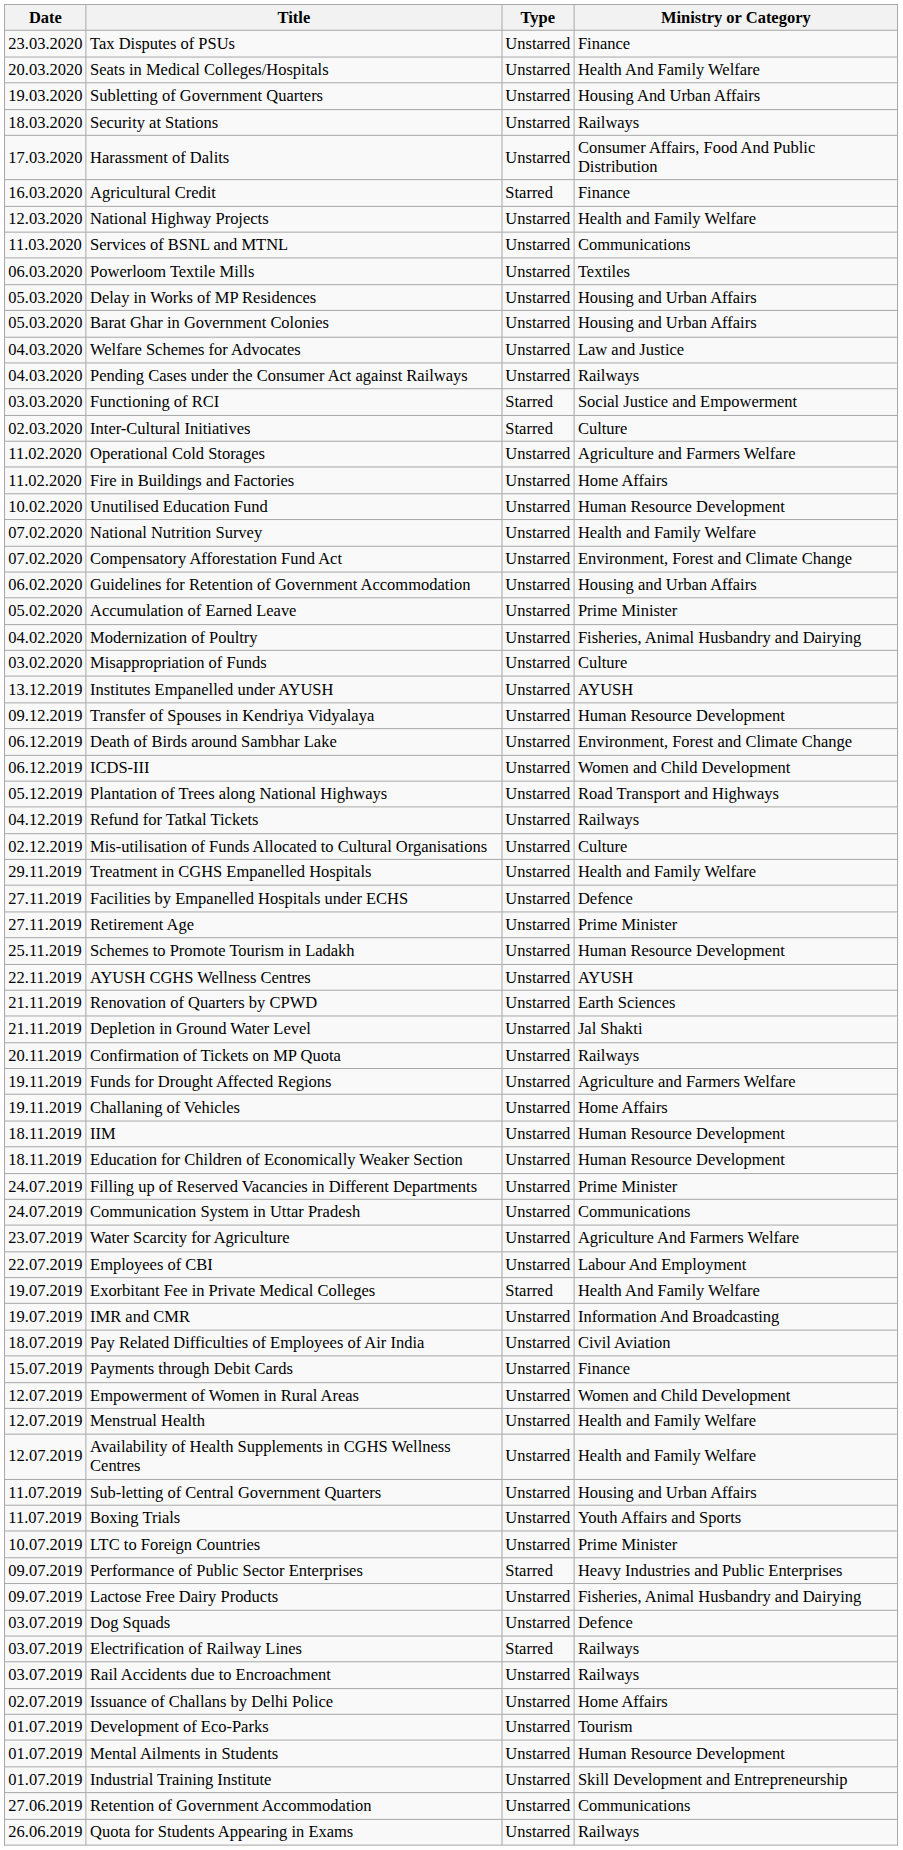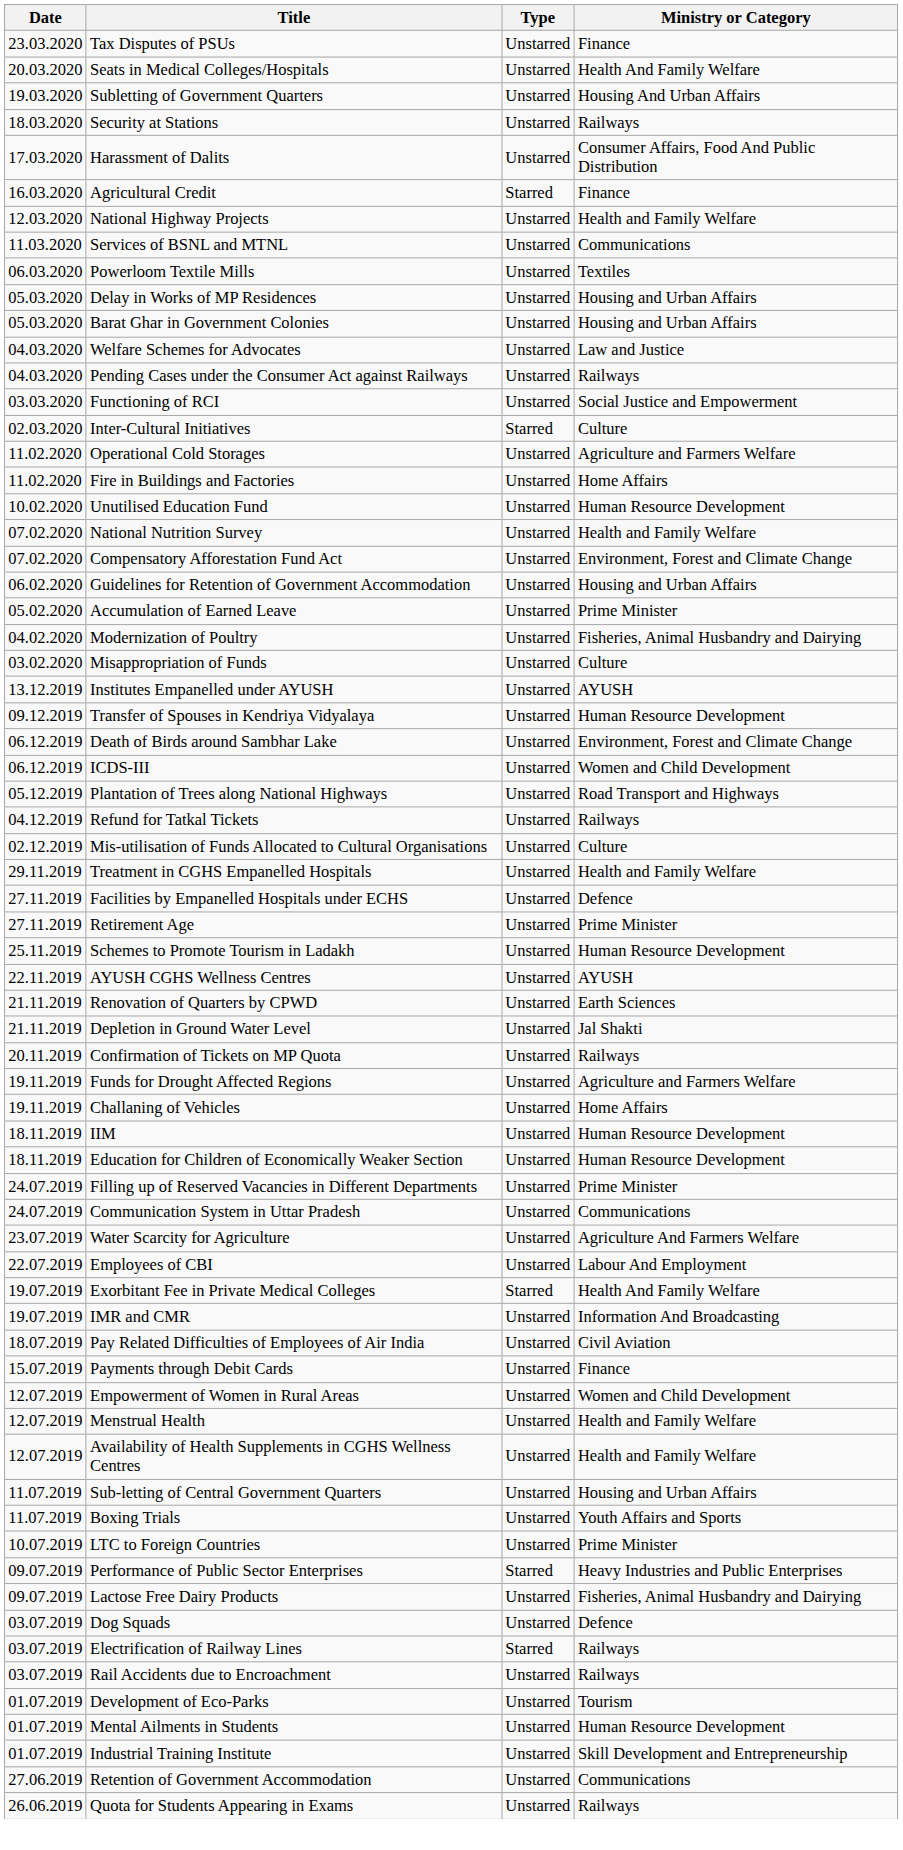(529, 402) Starred -> (538, 402) Unstarred
- row: (212, 1701)
